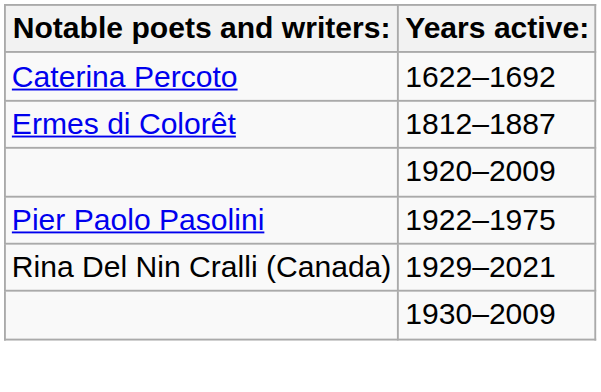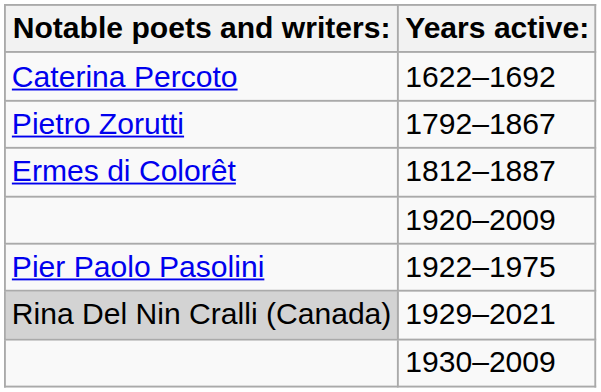+ row: (481, 123)
(202, 266) no background -> (202, 314) lightgrey background
